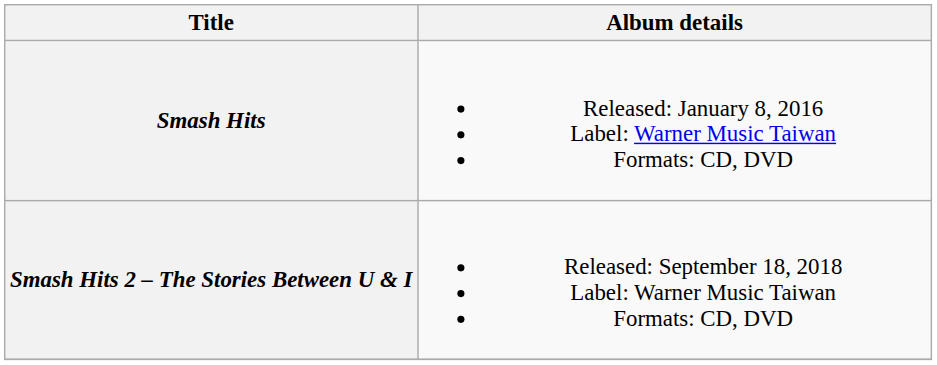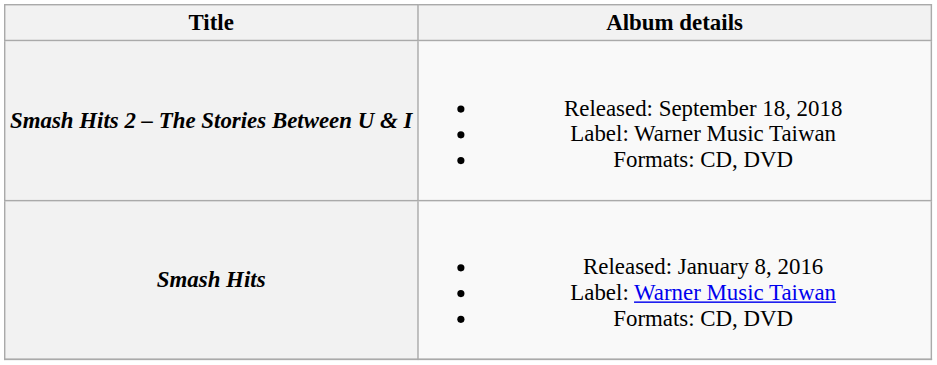rows swapped: (211, 120) <-> (211, 279)
